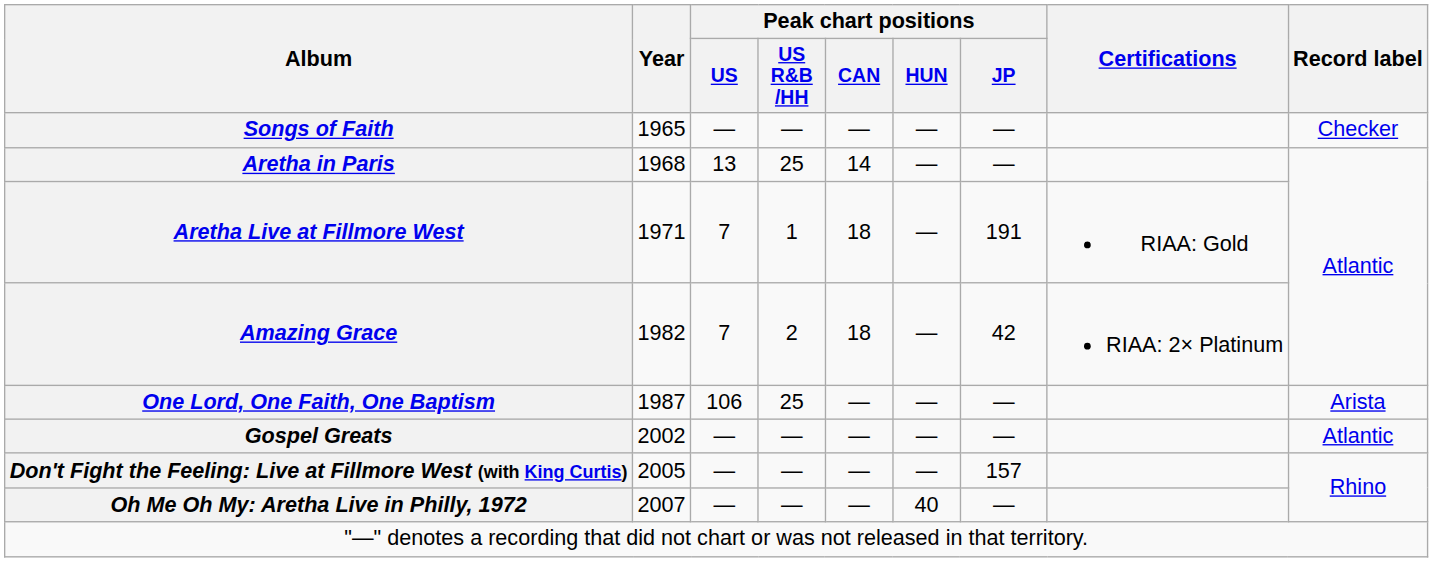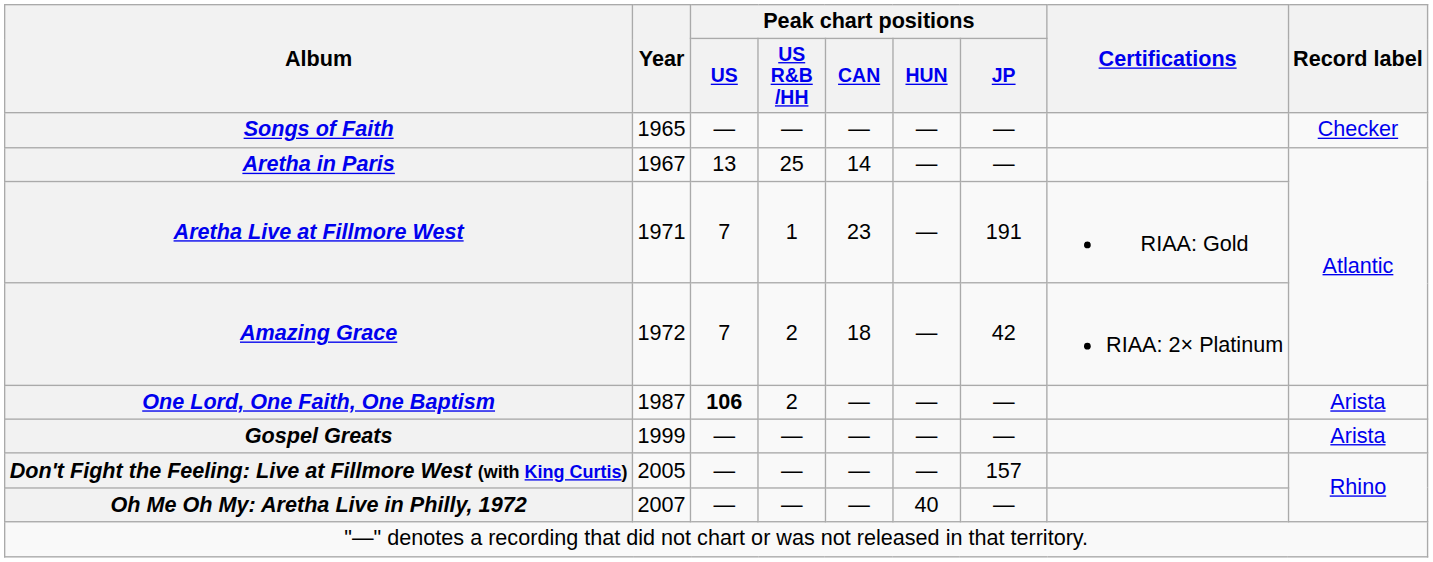(662, 164) 1968 -> (662, 164) 1967
(859, 232) 18 -> (859, 232) 23
(662, 333) 1982 -> (662, 333) 1972
(724, 401) normal -> (724, 401) bold
(792, 401) 25 -> (792, 401) 2
(662, 436) 2002 -> (662, 436) 1999
(1358, 436) Atlantic -> (1358, 436) Arista
